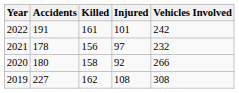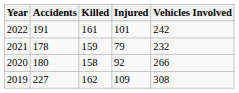(90, 46) 156 -> (90, 46) 159
(119, 46) 97 -> (119, 46) 79
(122, 79) 108 -> (122, 79) 109
